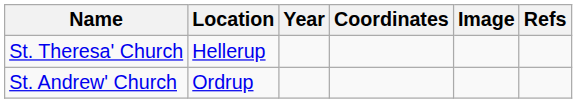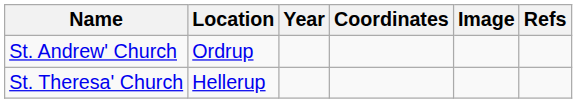rows swapped: (93, 82) <-> (96, 51)
